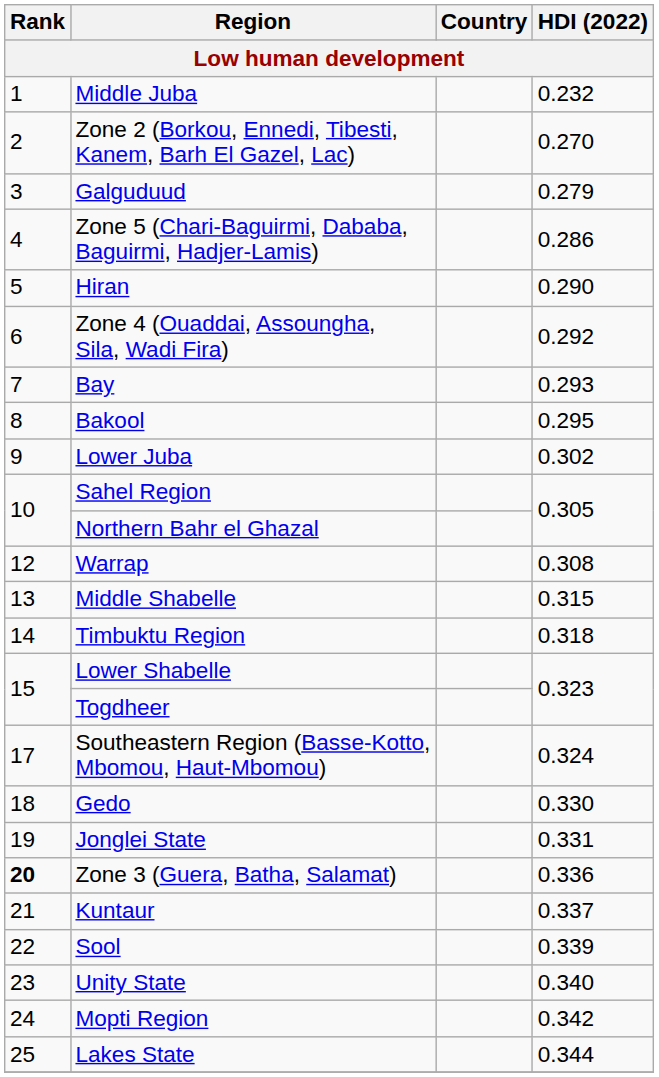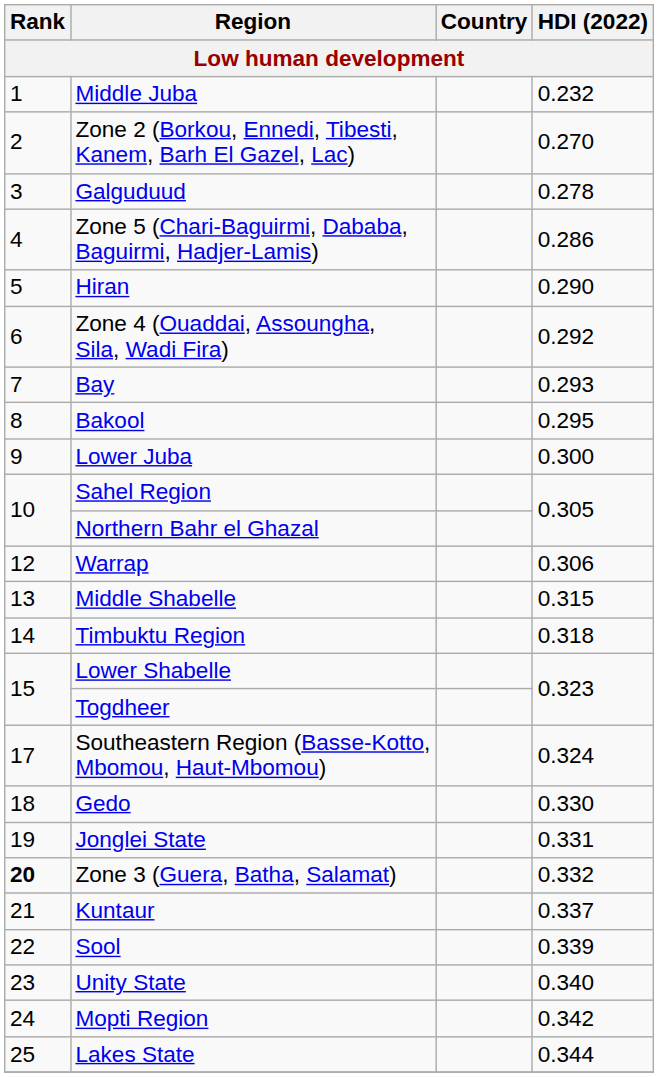(566, 190) 0.279 -> (566, 190) 0.278
(566, 456) 0.302 -> (566, 456) 0.300
(566, 563) 0.308 -> (566, 563) 0.306
(566, 875) 0.336 -> (566, 875) 0.332
